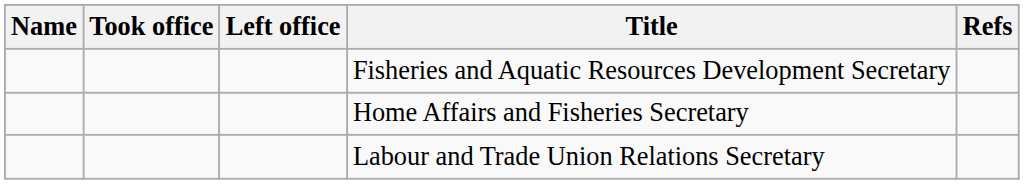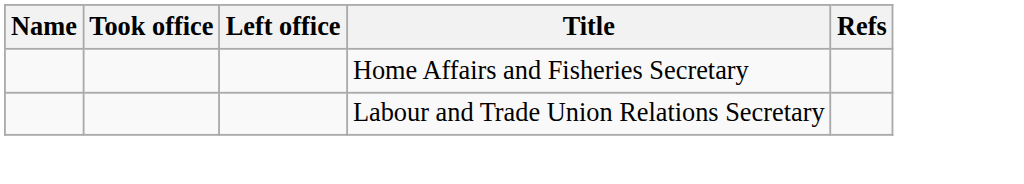- row: (652, 70)
